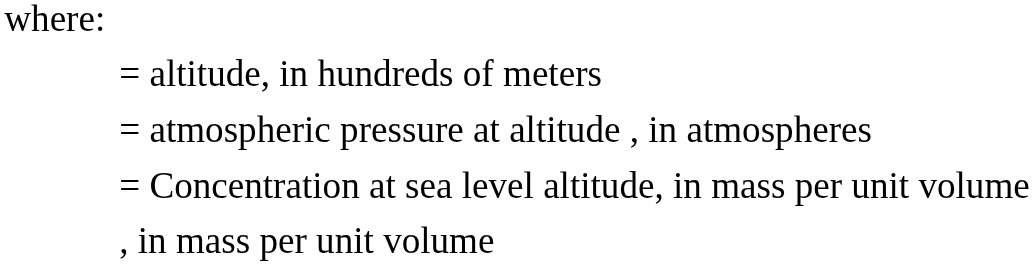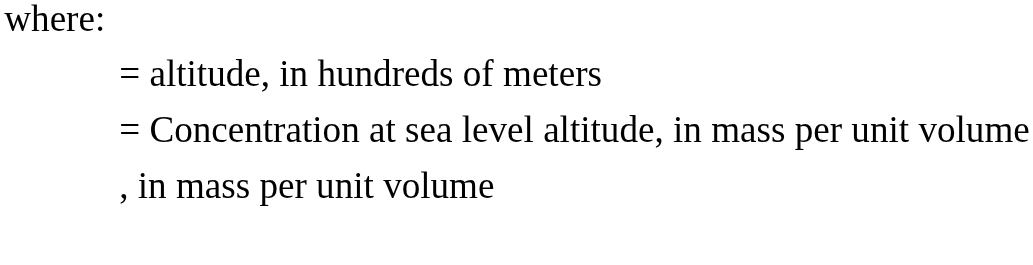- row: (496, 129)
